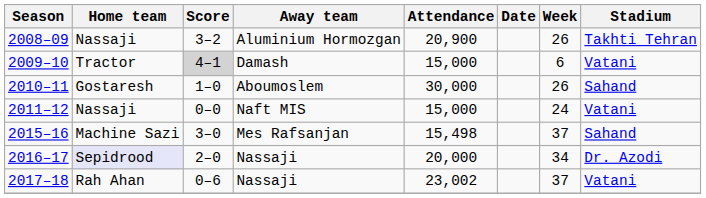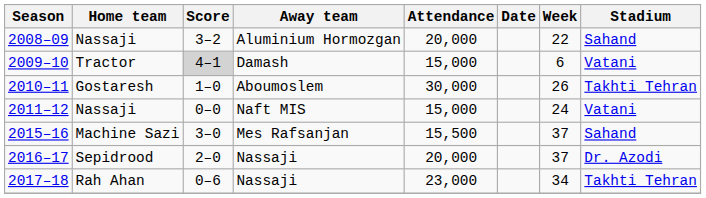(451, 40) 20,900 -> (451, 40) 20,000
(560, 40) 26 -> (560, 40) 22
(641, 40) Takhti Tehran -> (610, 40) Sahand
(610, 87) Sahand -> (641, 87) Takhti Tehran
(451, 134) 15,498 -> (451, 134) 15,500
(114, 157) lavender background -> (114, 157) no background
(560, 157) 34 -> (560, 157) 37
(451, 181) 23,002 -> (451, 181) 23,000
(560, 181) 37 -> (560, 181) 34
(610, 181) Vatani -> (641, 181) Takhti Tehran
